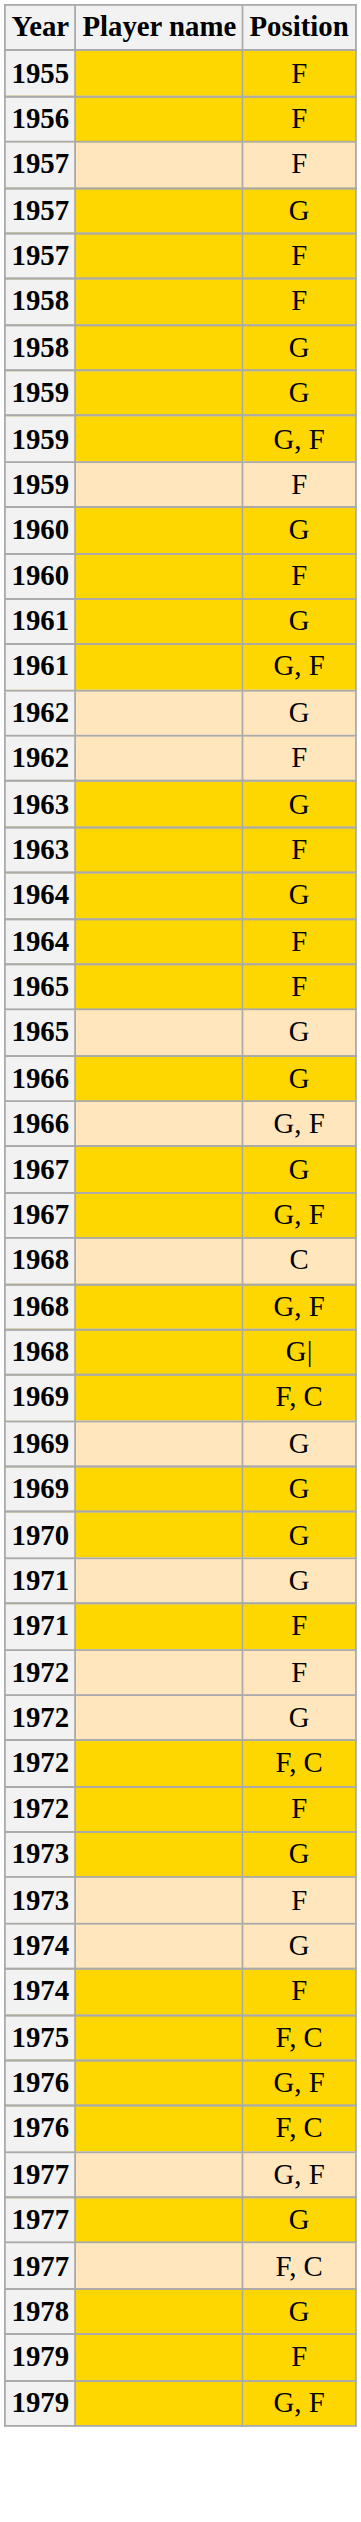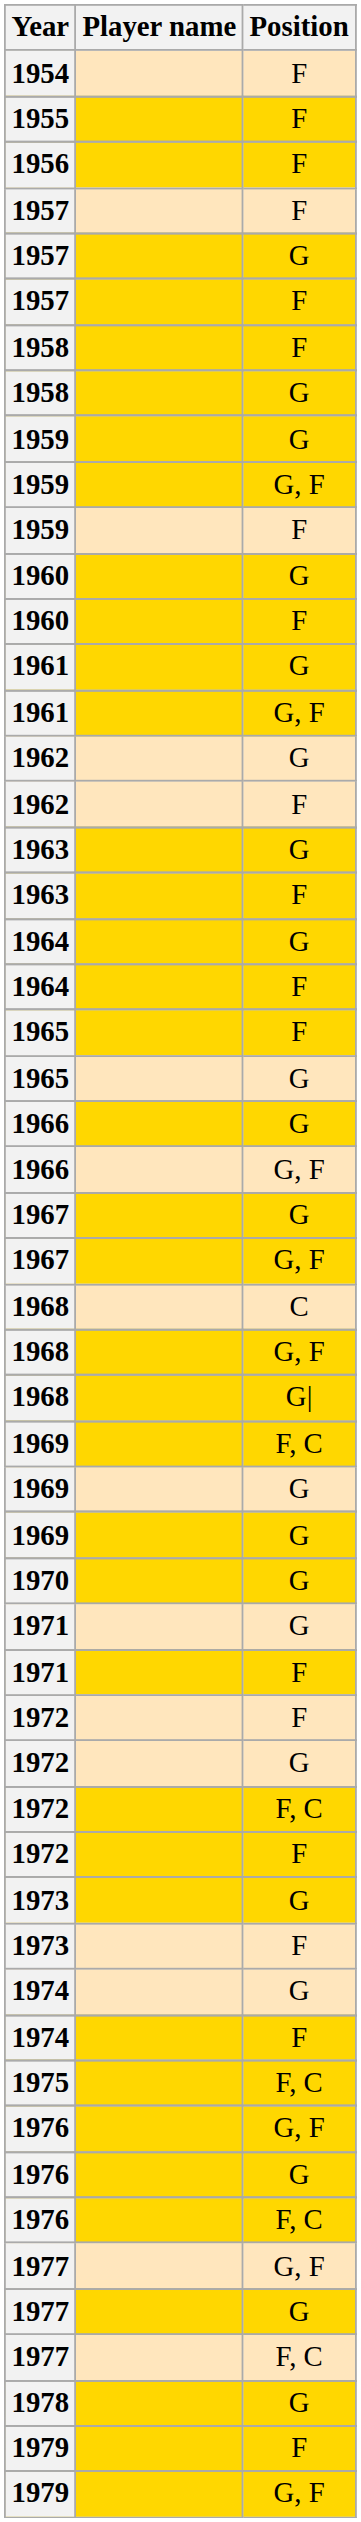+ row: (40, 73)
+ row: (40, 2174)
